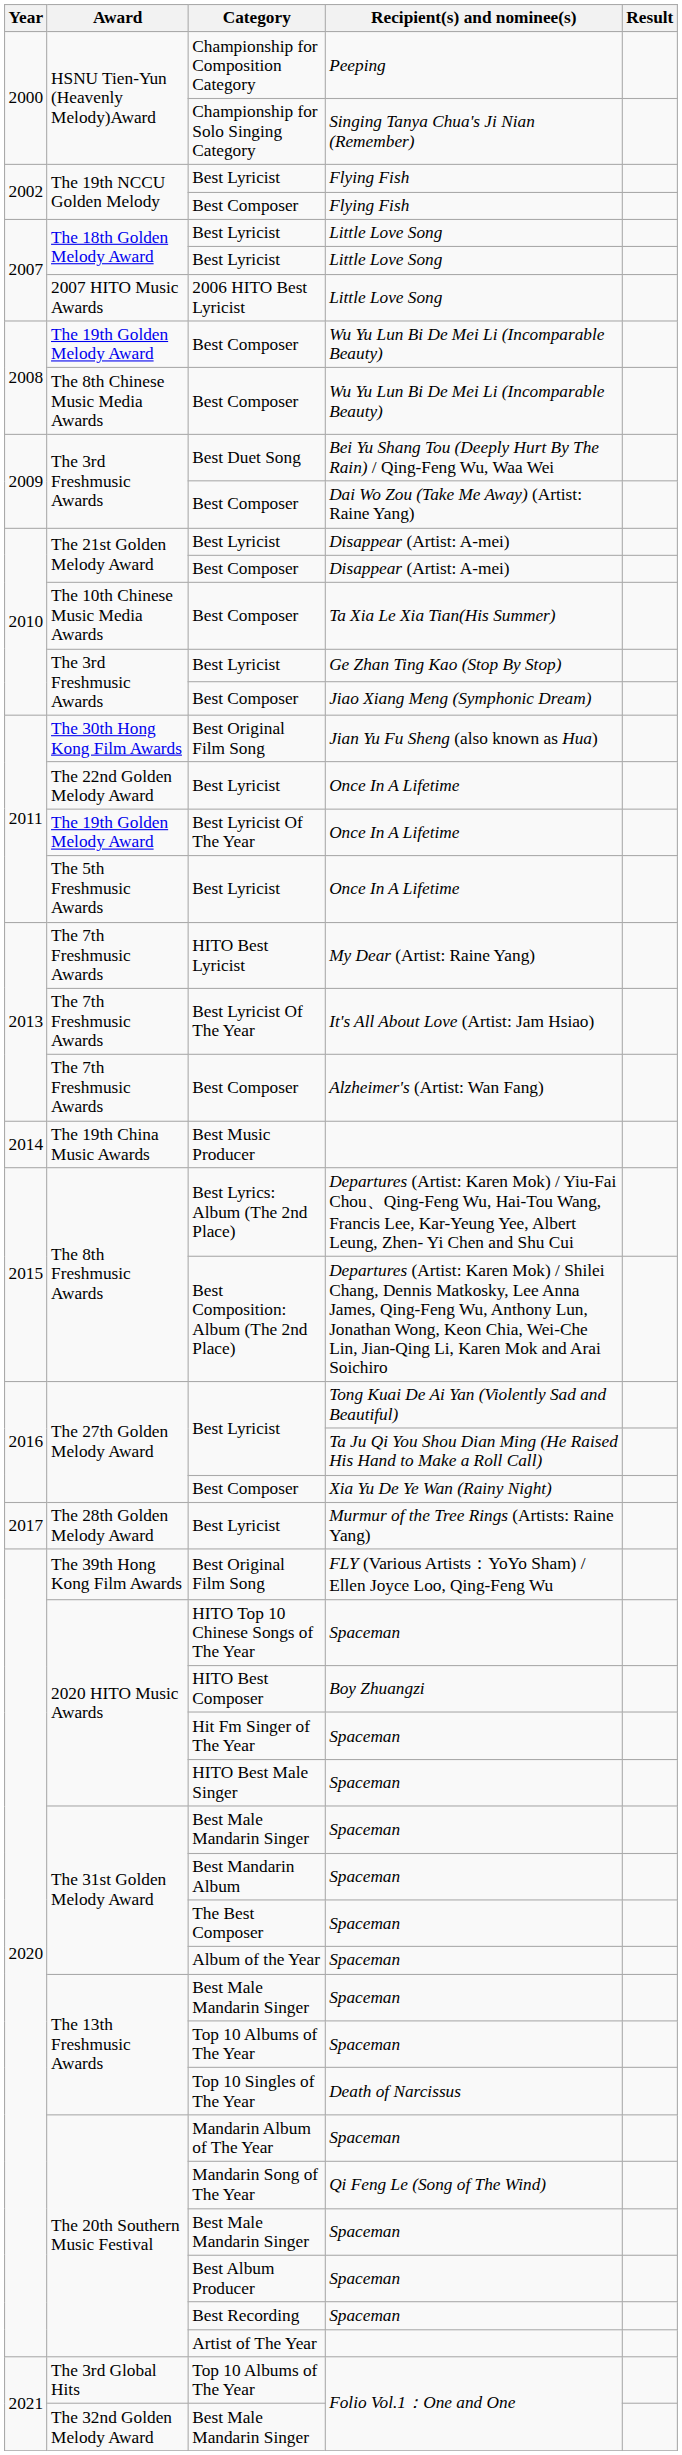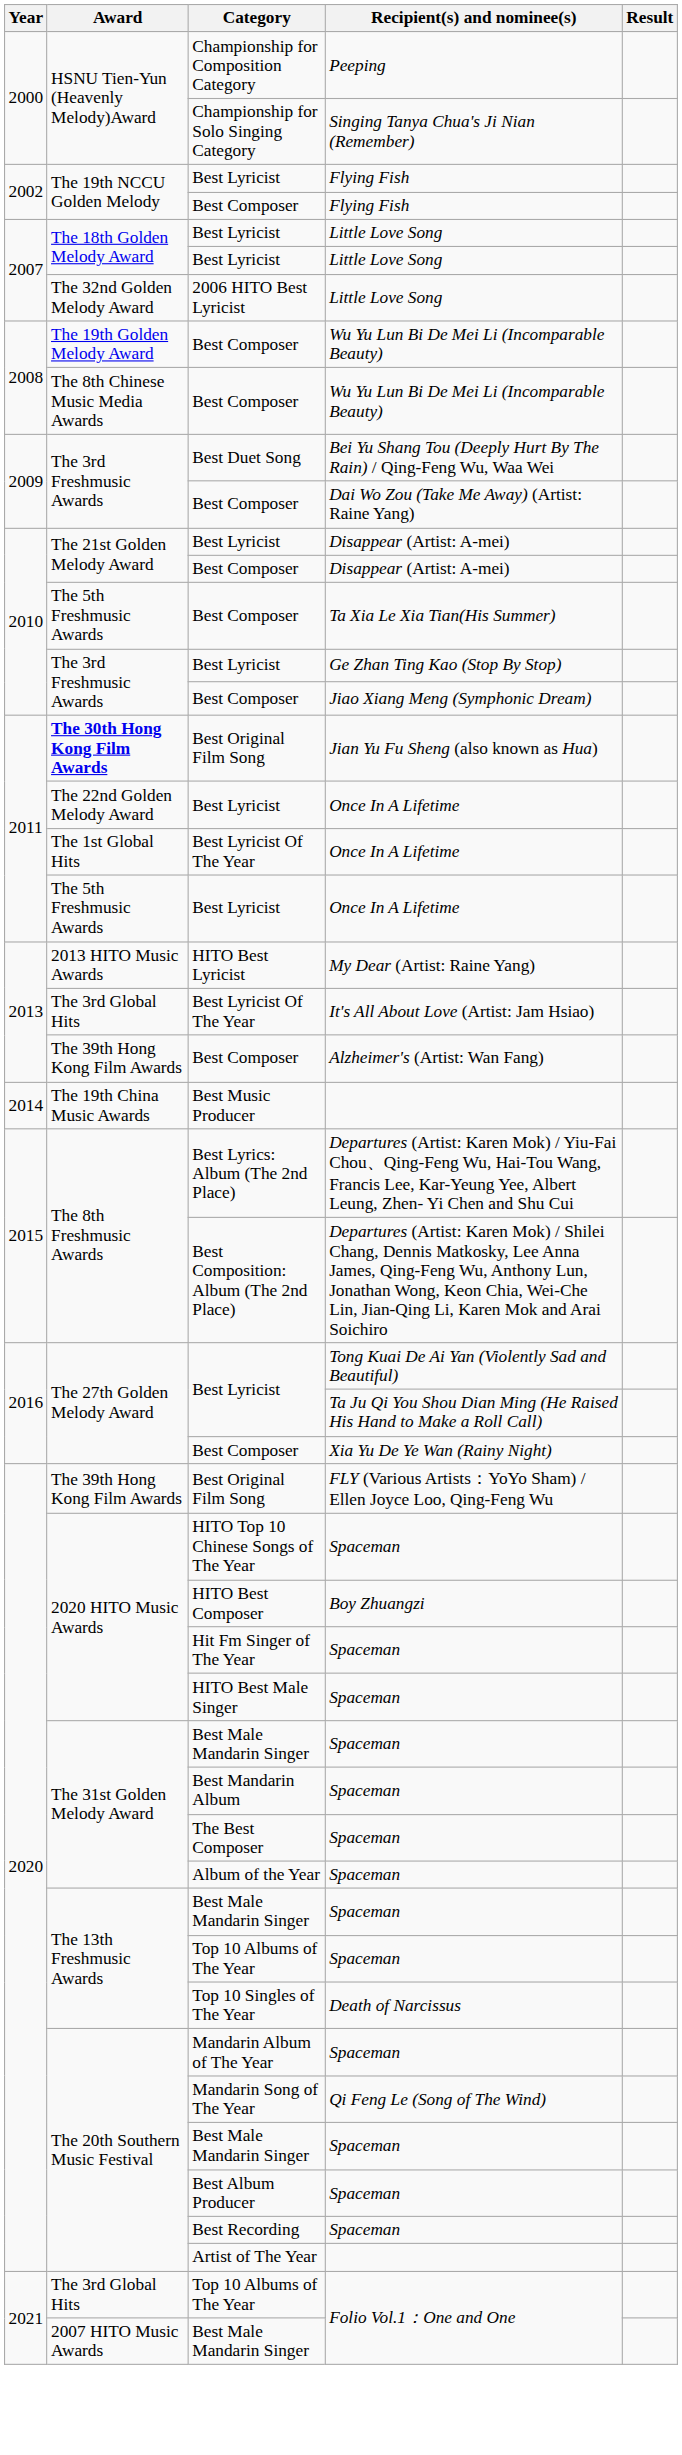(115, 297) 2007 HITO Music Awards -> (112, 297) The 32nd Golden Melody Award
(112, 615) The 10th Chinese Music Media Awards -> (91, 615) The 5th Freshmusic Awards
(116, 738) normal -> (106, 748) bold
(110, 832) The 19th Golden Melody Award -> (102, 851) The 1st Global Hits
(91, 955) The 7th Freshmusic Awards -> (115, 964) 2013 HITO Music Awards
(91, 1021) The 7th Freshmusic Awards -> (104, 1011) The 3rd Global Hits
(91, 1087) The 7th Freshmusic Awards -> (116, 1058) The 39th Hong Kong Film Awards
- row: (236, 1525)
(112, 2427) The 32nd Golden Melody Award -> (115, 2341) 2007 HITO Music Awards
